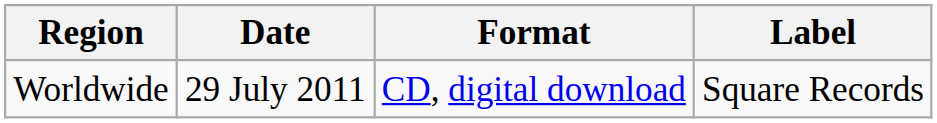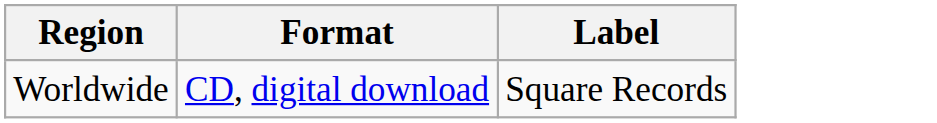- column: (275, 32)
